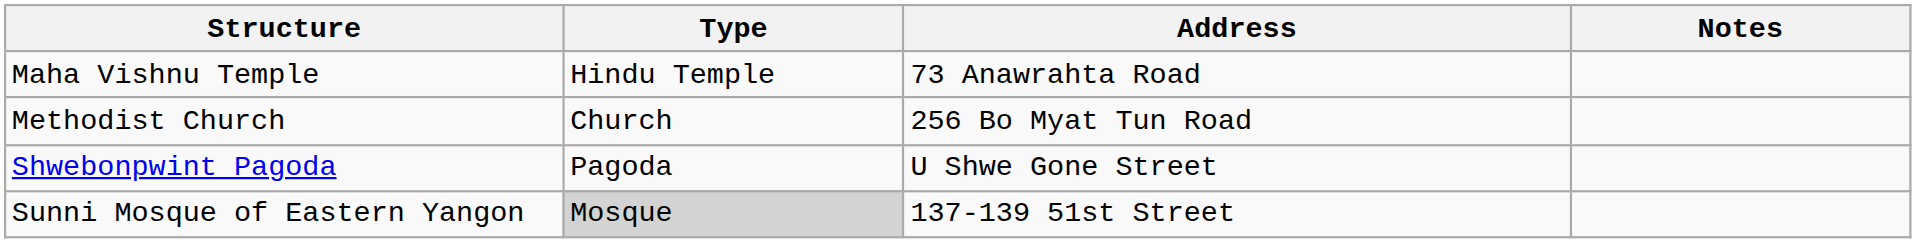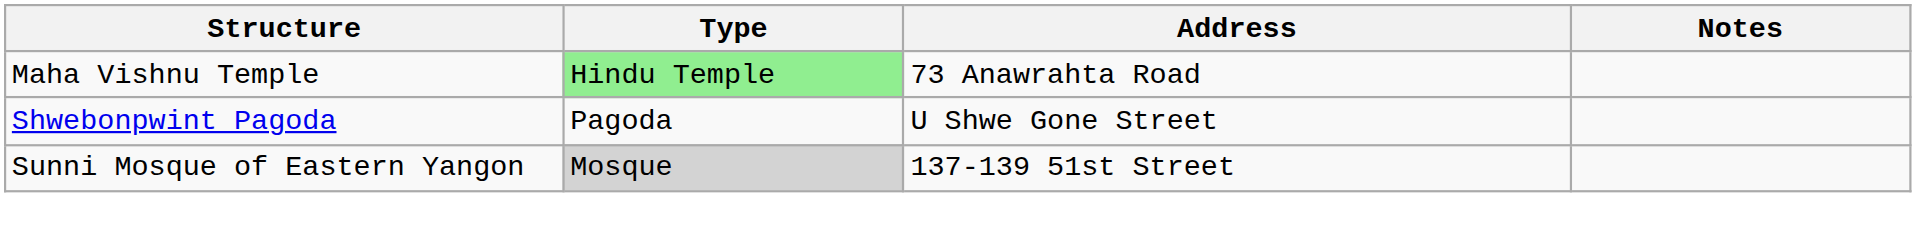(673, 75) no background -> (673, 75) lightgreen background
- row: (149, 121)
